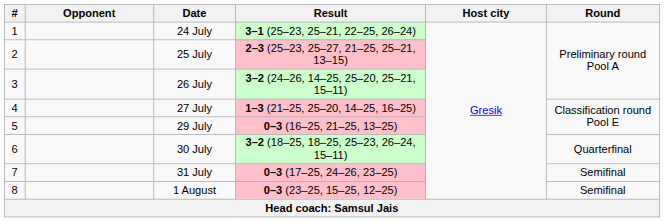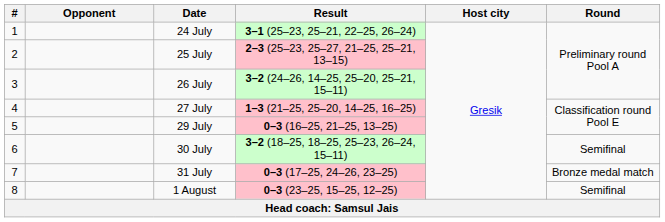(603, 149) Quarterfinal -> (603, 149) Semifinal
(603, 173) Semifinal -> (603, 173) Bronze medal match
